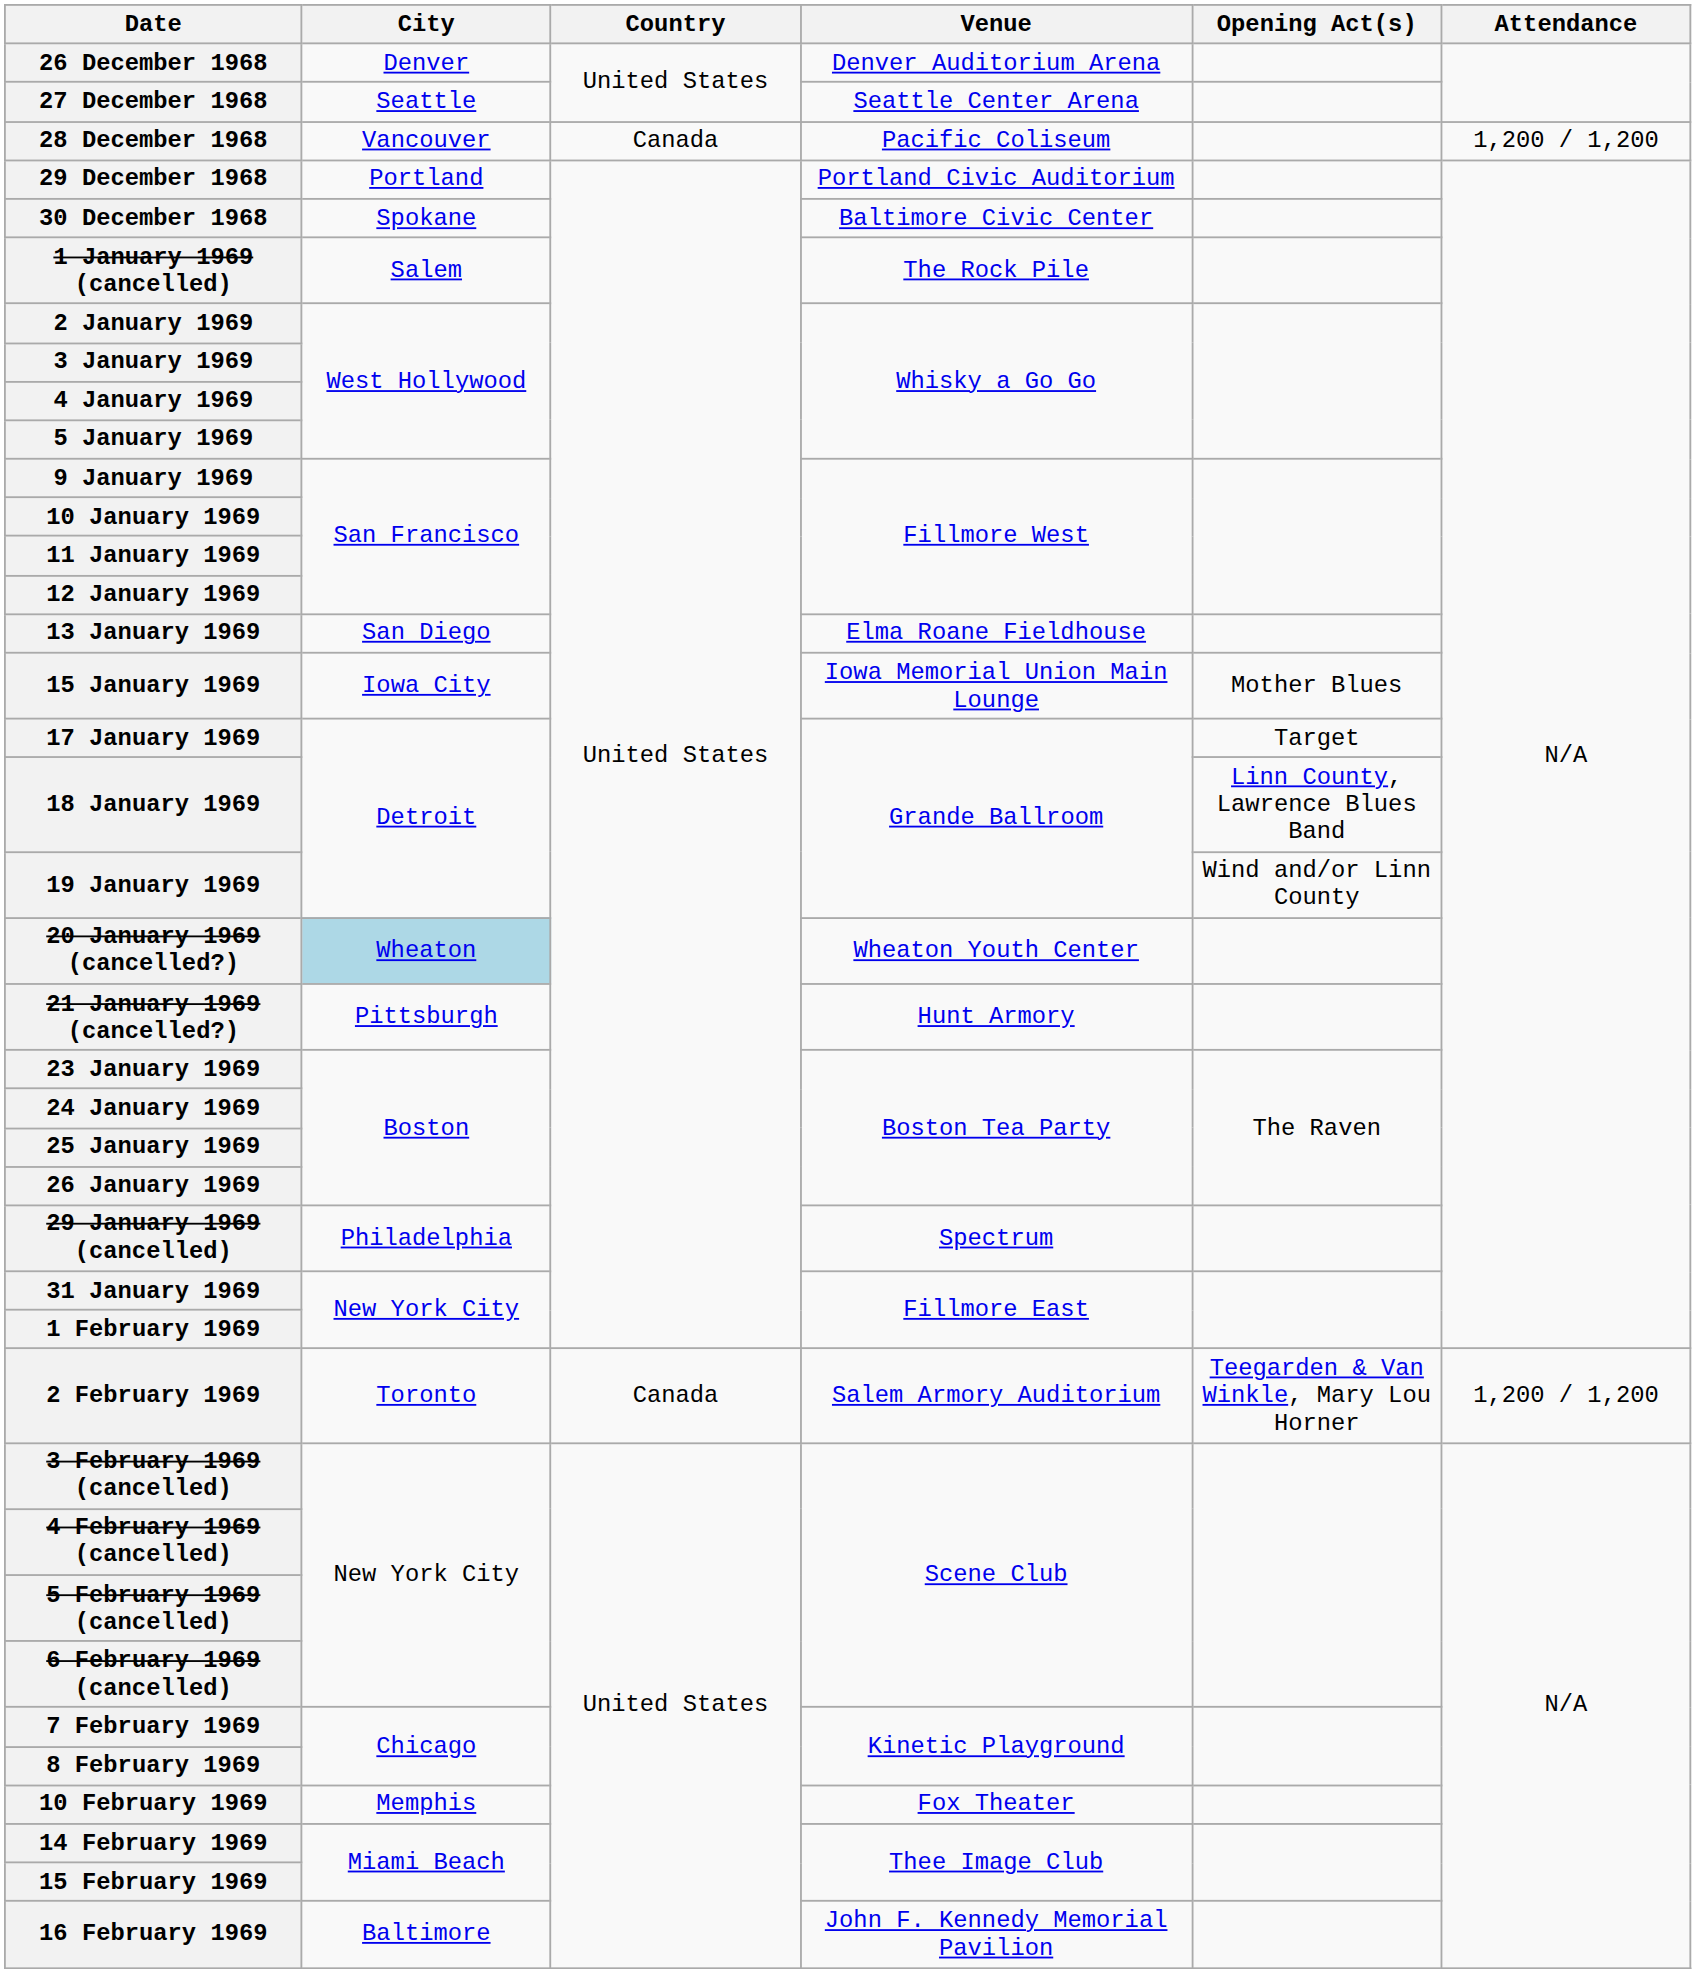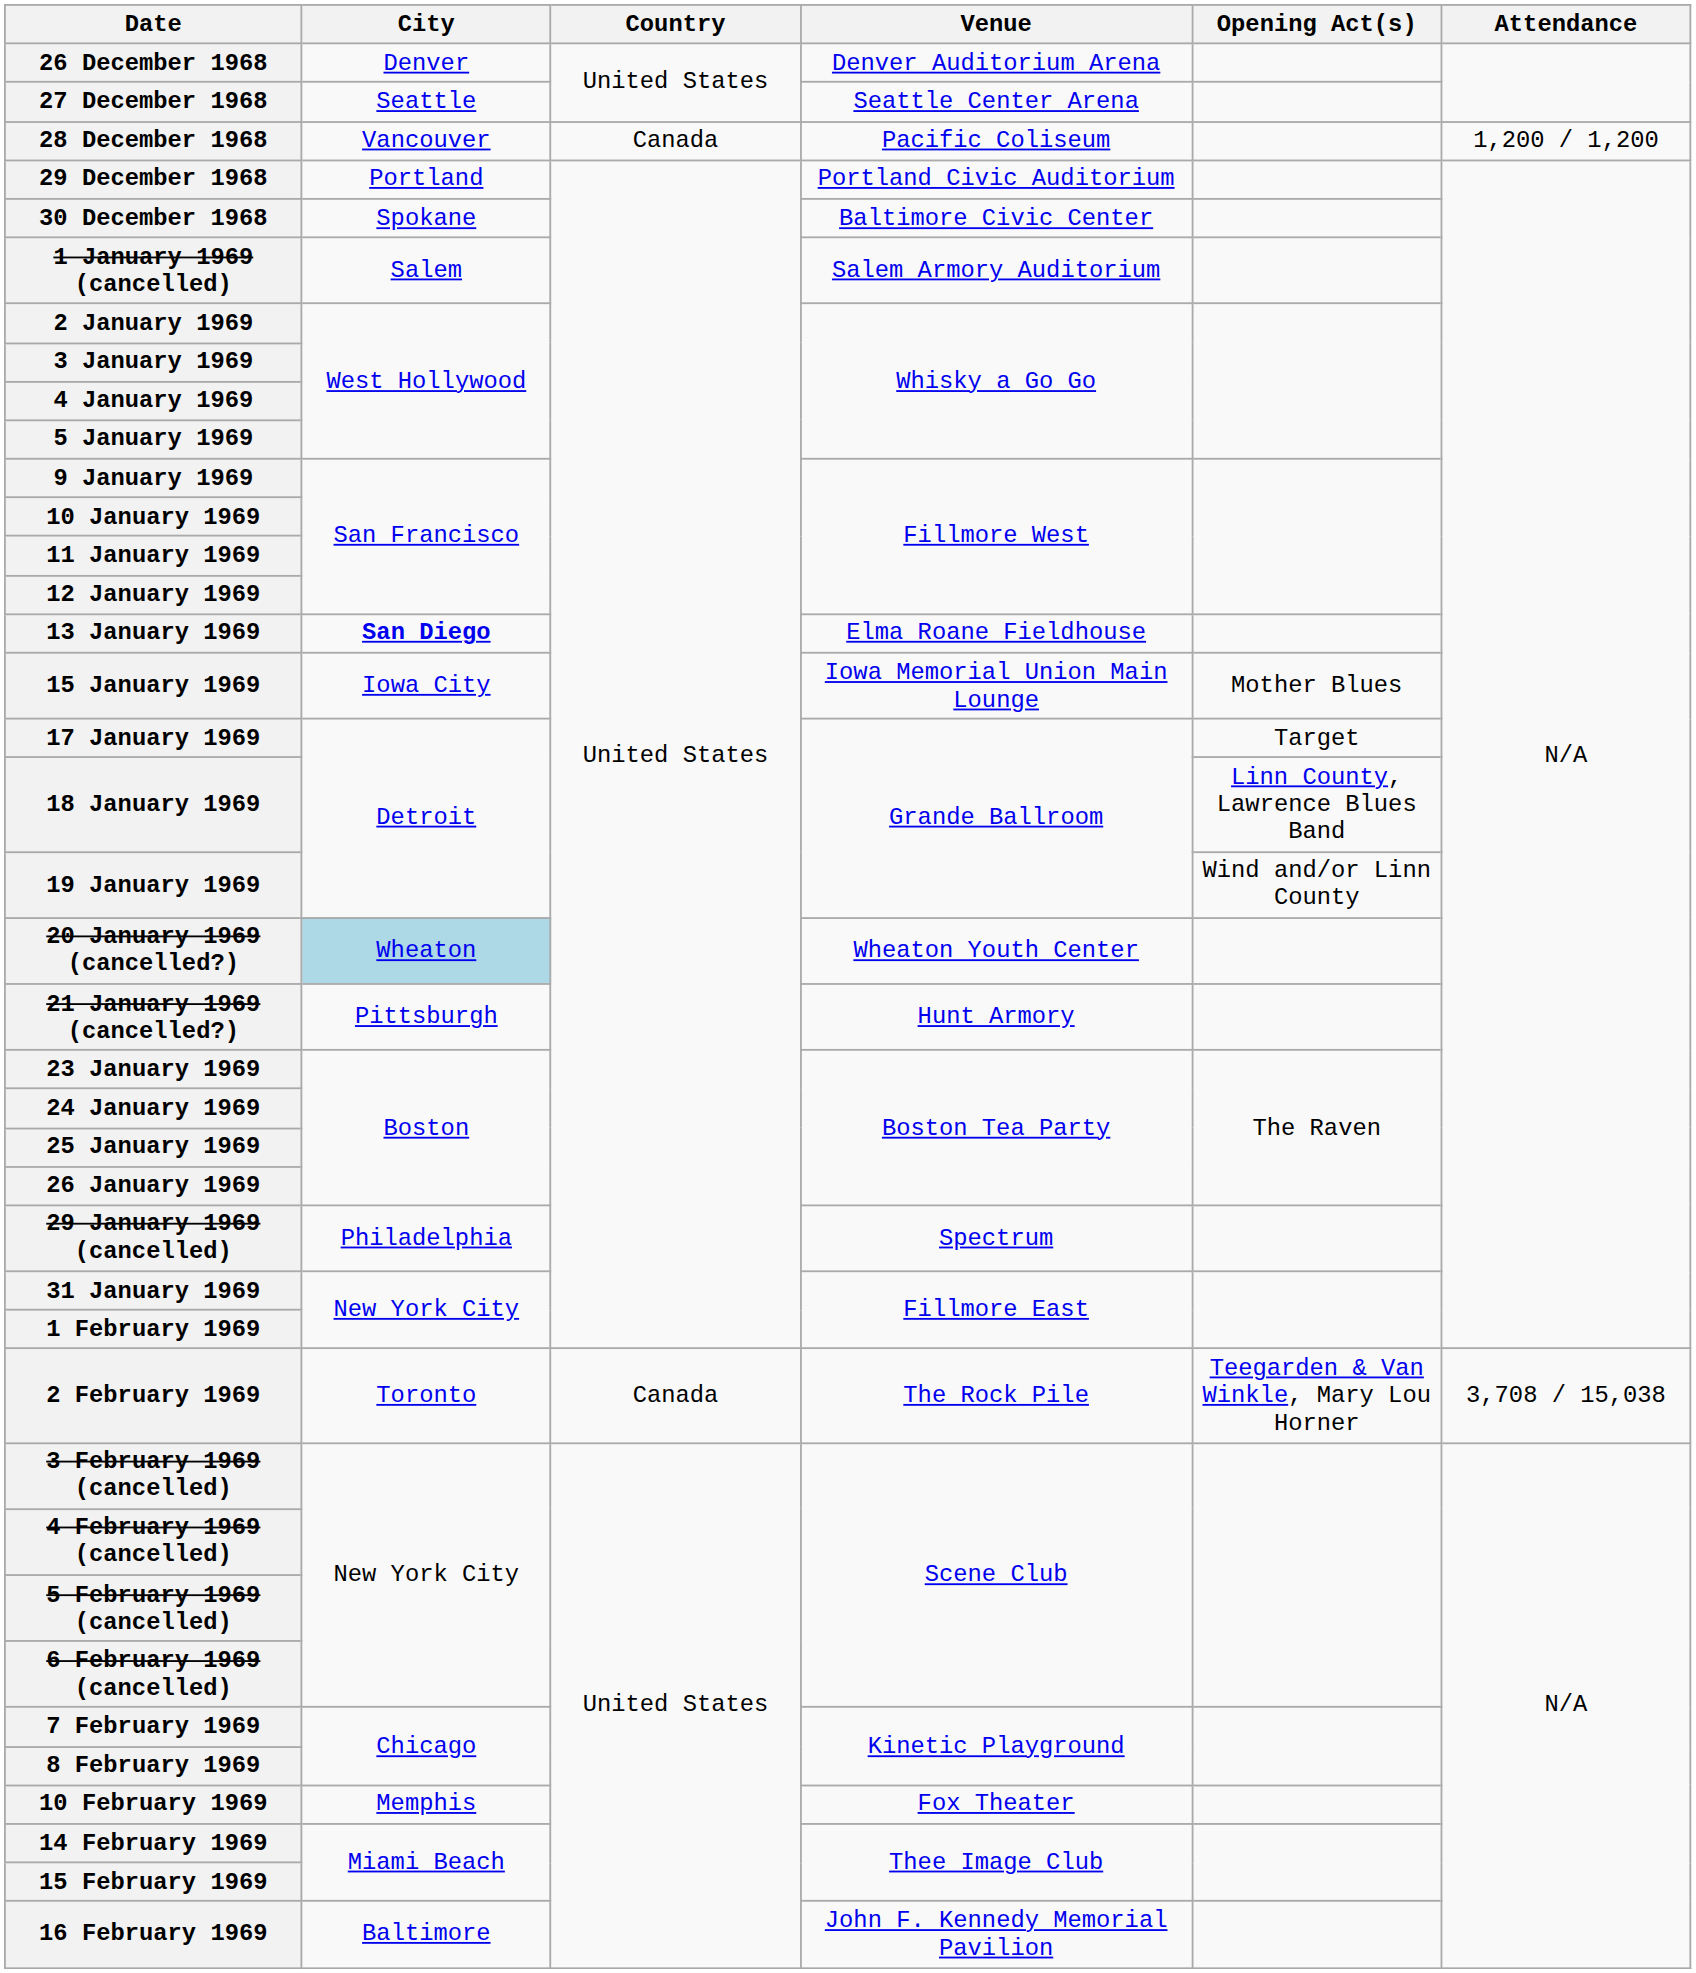(996, 271) The Rock Pile -> (996, 271) Salem Armory Auditorium
(426, 633) normal -> (426, 633) bold
(996, 1396) Salem Armory Auditorium -> (996, 1396) The Rock Pile
(1566, 1396) 1,200 / 1,200 -> (1566, 1396) 3,708 / 15,038
